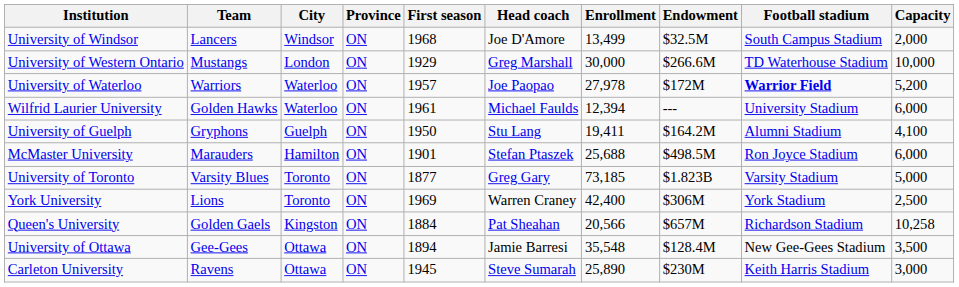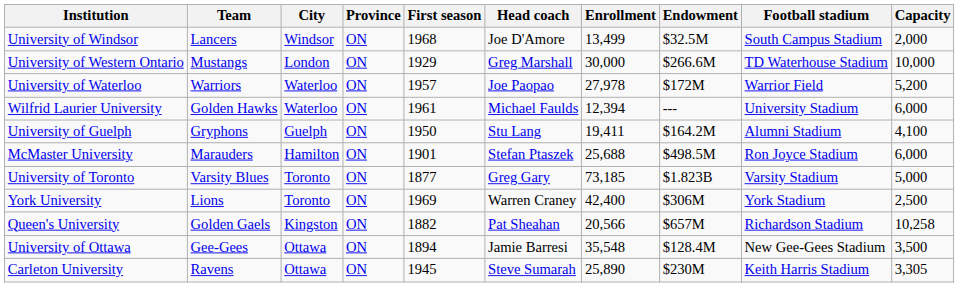(788, 85) bold -> (784, 85) normal
(422, 223) 1884 -> (422, 223) 1882
(911, 270) 3,000 -> (911, 270) 3,305
